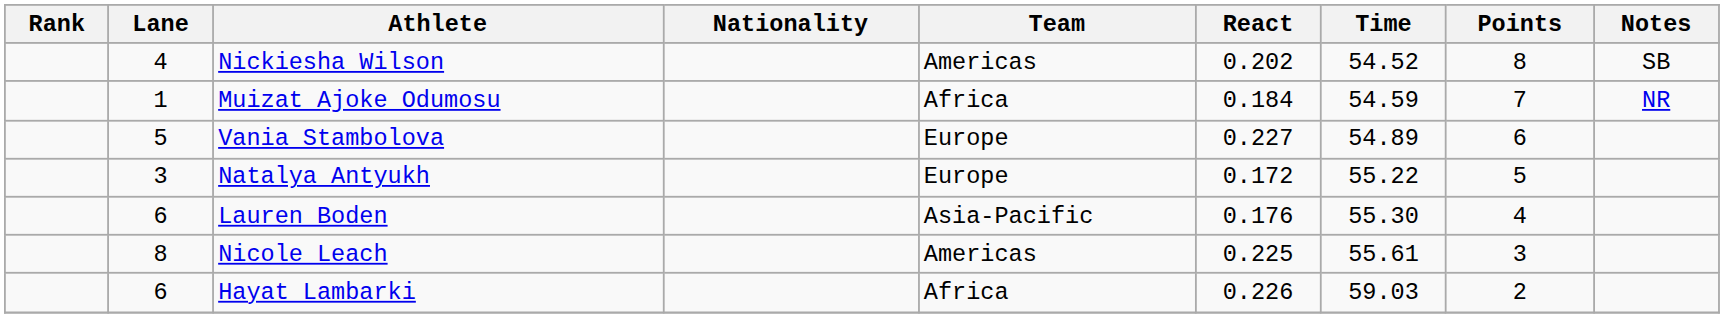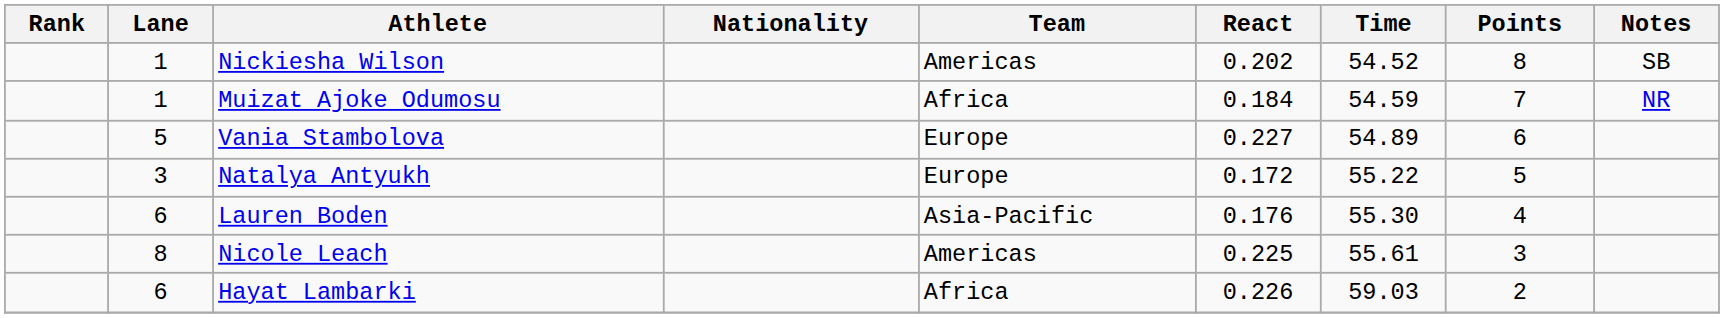(161, 62) 4 -> (161, 62) 1
